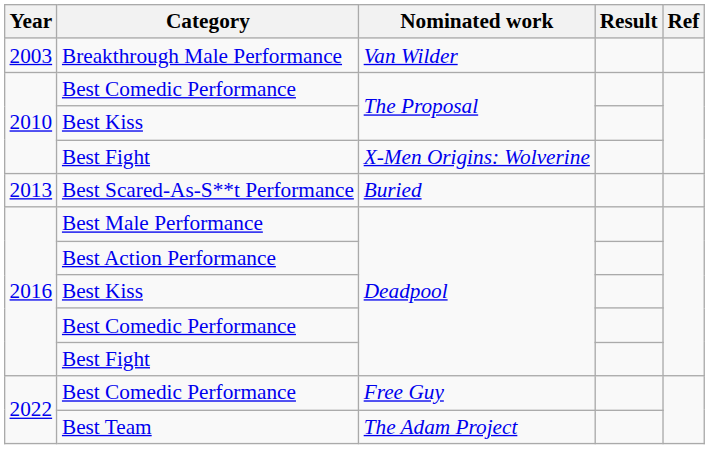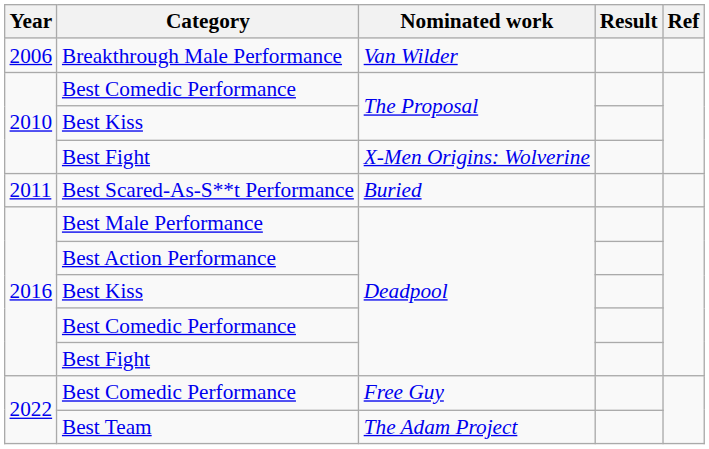(31, 55) 2003 -> (31, 55) 2006
(31, 190) 2013 -> (30, 190) 2011
